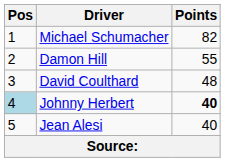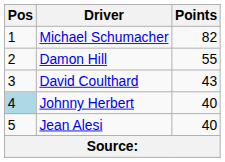(209, 81) 48 -> (209, 81) 43
(209, 103) bold -> (209, 103) normal
